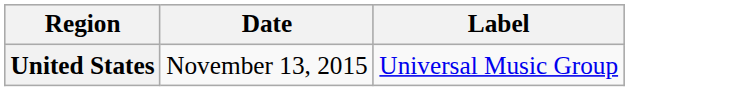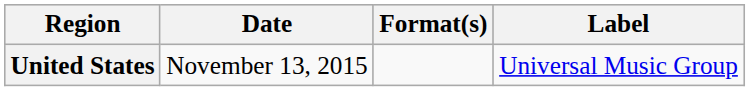+ column: (433, 24)
